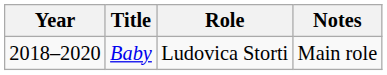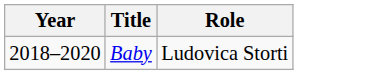- column: (337, 20)
